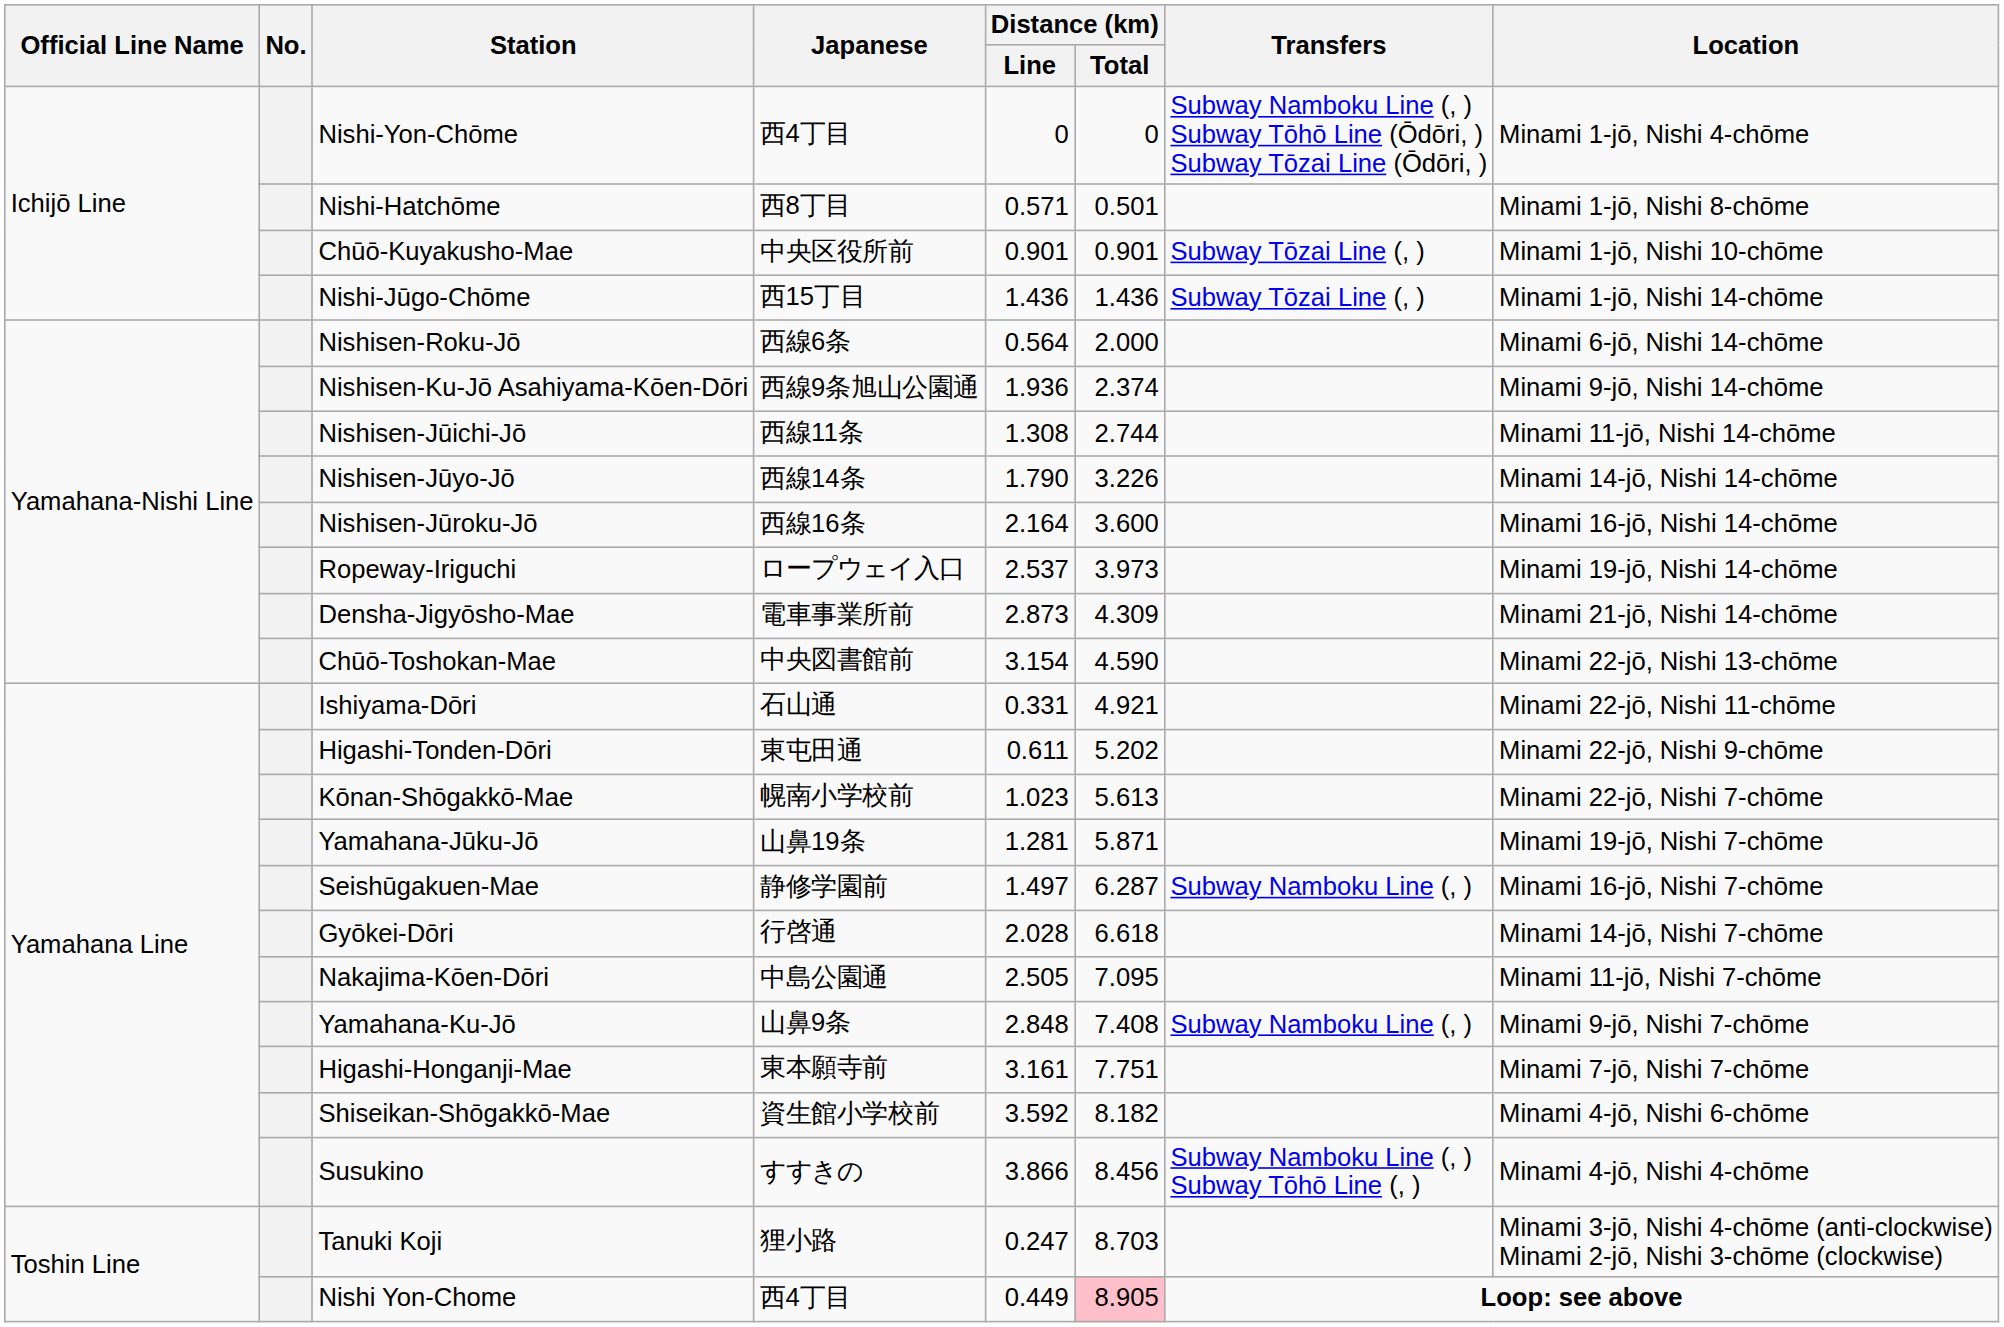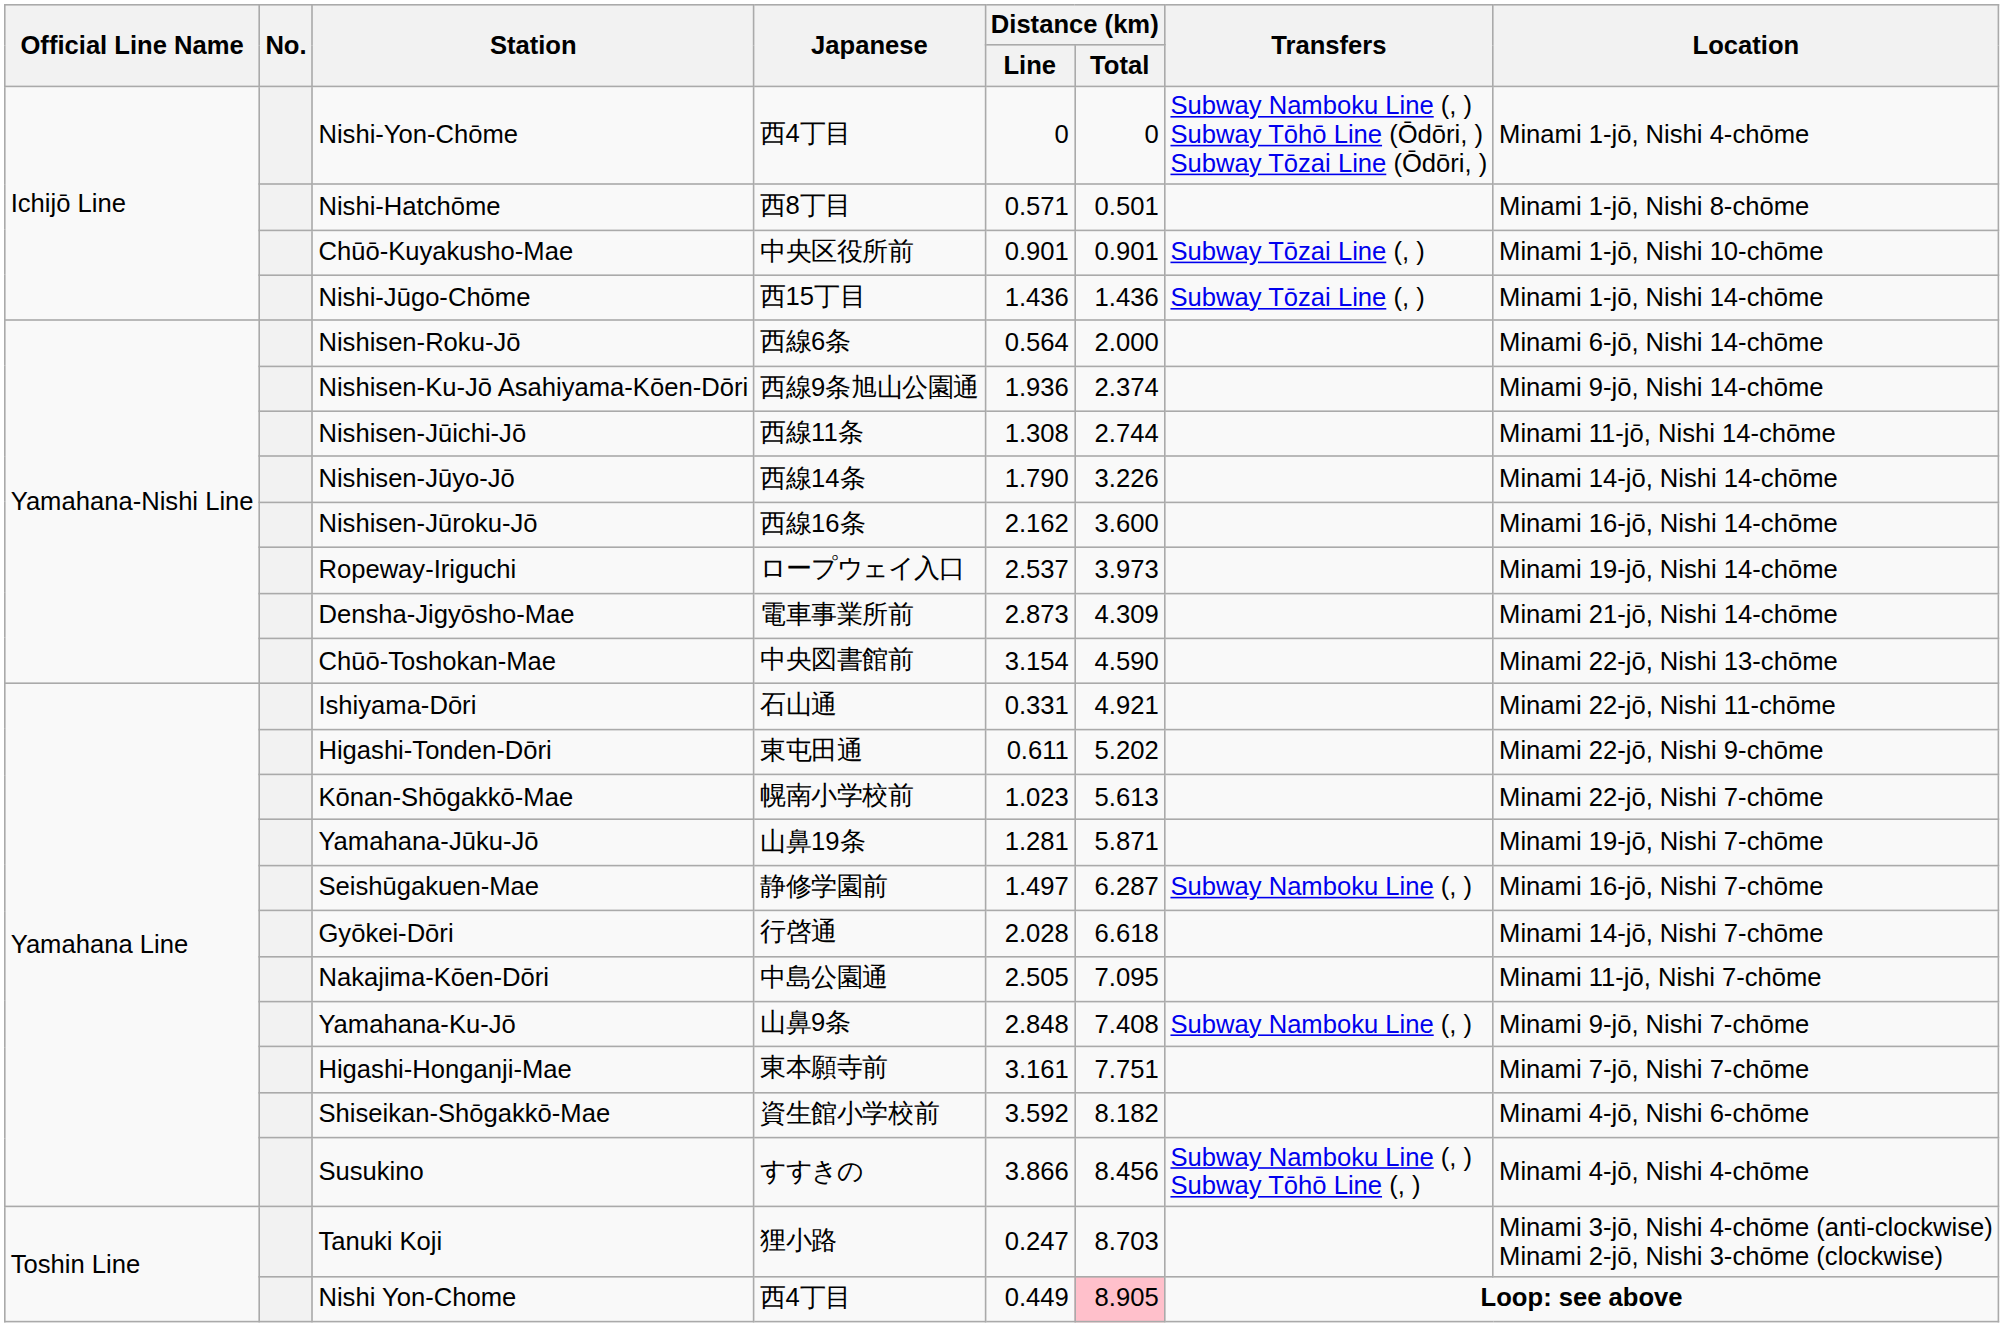(1037, 524) 2.164 -> (1037, 524) 2.162
